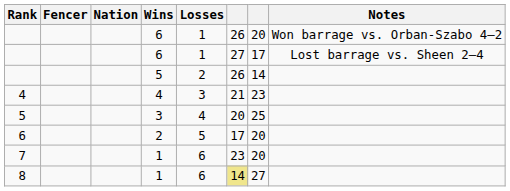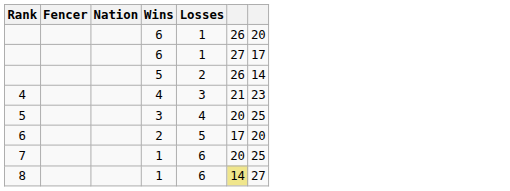- column: (387, 15)
(238, 155) 23 -> (238, 155) 20
(258, 155) 20 -> (258, 155) 25
